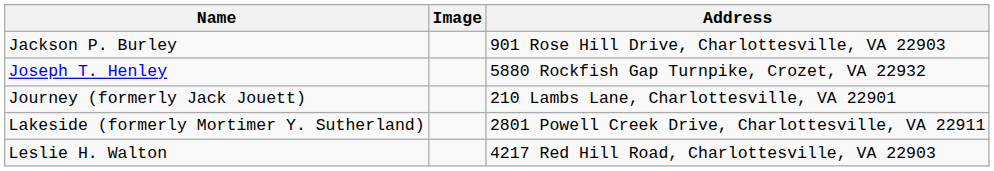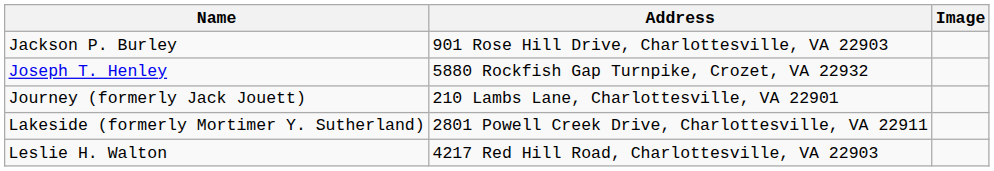columns swapped: (738, 18) <-> (457, 18)
